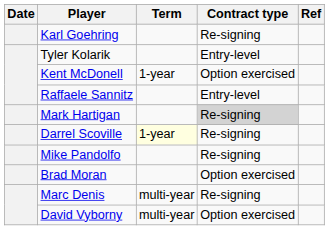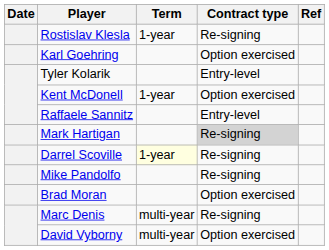+ row: (85, 34)
(230, 34) Re-signing -> (248, 54) Option exercised
